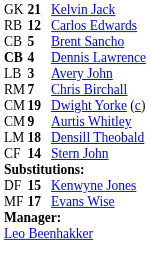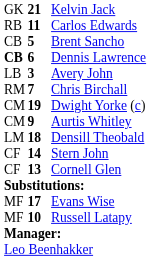(34, 26) 12 -> (34, 26) 11
(31, 57) 4 -> (31, 57) 6
+ row: (86, 169)
- row: (94, 185)
+ row: (91, 217)
